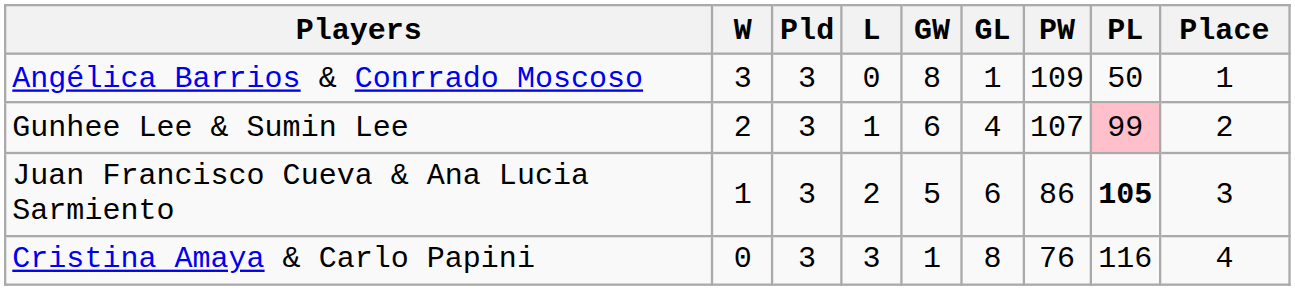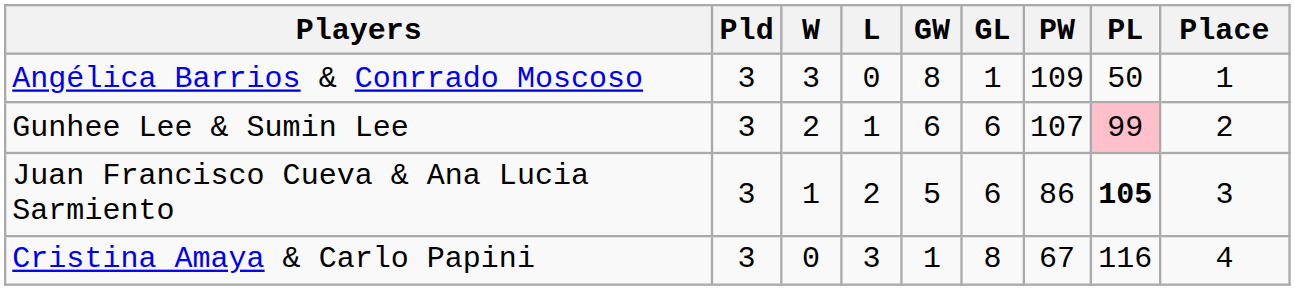columns swapped: (807, 30) <-> (743, 30)
(993, 128) 4 -> (993, 128) 6
(1057, 260) 76 -> (1057, 260) 67
